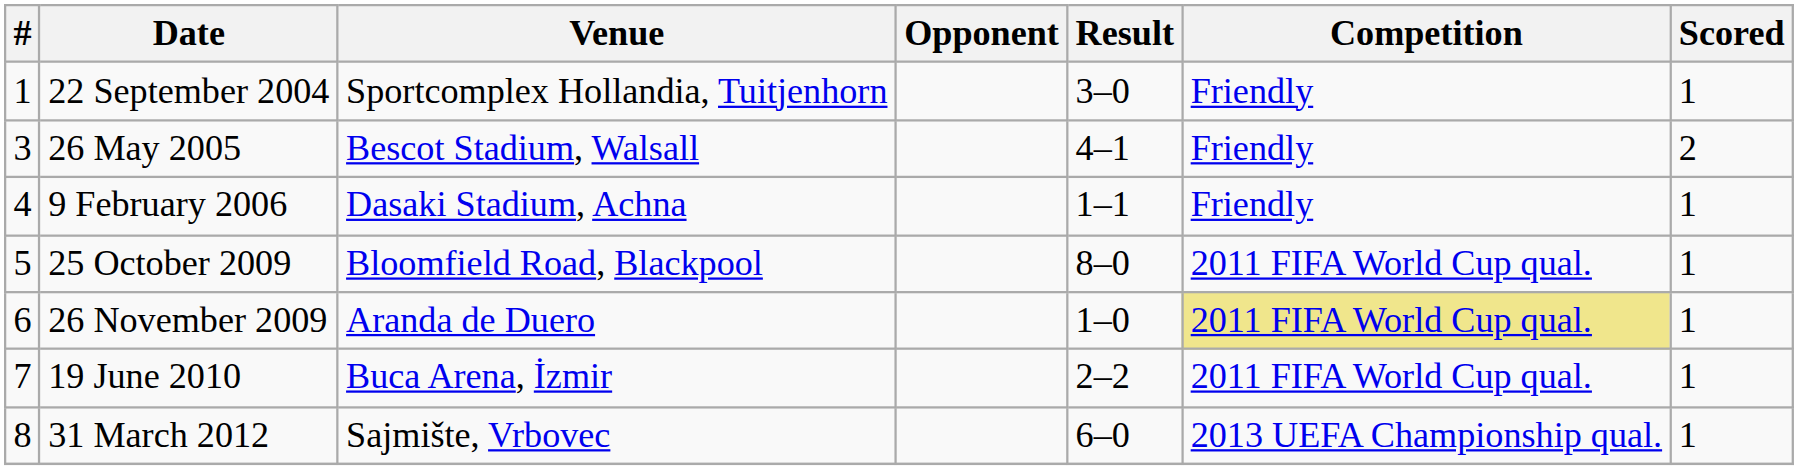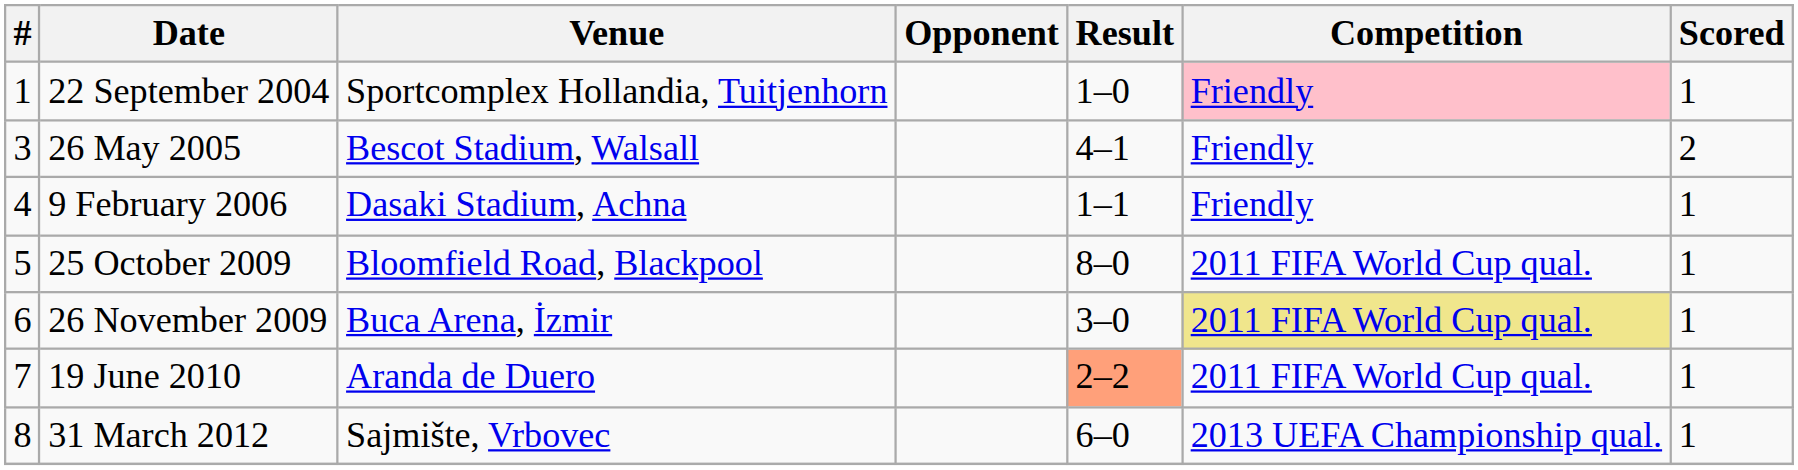(1103, 90) 3–0 -> (1103, 90) 1–0
(1252, 90) no background -> (1252, 90) pink background
(471, 319) Aranda de Duero -> (479, 319) Buca Arena, İzmir
(1103, 319) 1–0 -> (1103, 319) 3–0
(479, 377) Buca Arena, İzmir -> (471, 377) Aranda de Duero
(1103, 377) no background -> (1103, 377) lightsalmon background
